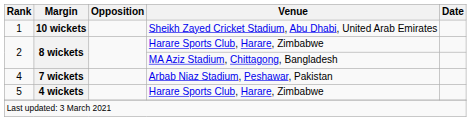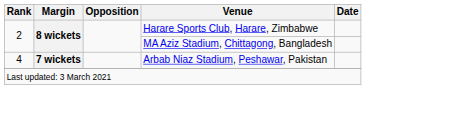- row: (19, 28)
- row: (19, 92)
